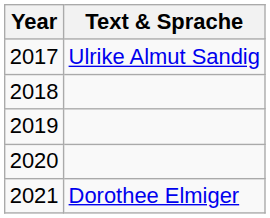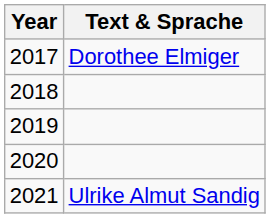(164, 56) Ulrike Almut Sandig -> (154, 56) Dorothee Elmiger
(154, 195) Dorothee Elmiger -> (164, 195) Ulrike Almut Sandig
